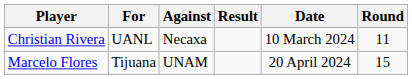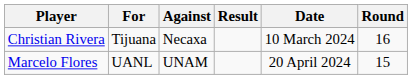(132, 39) UANL -> (134, 39) Tijuana
(383, 39) 11 -> (383, 39) 16
(134, 62) Tijuana -> (132, 62) UANL
